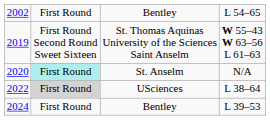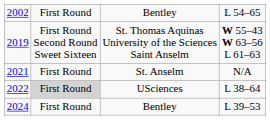(18, 72) 2020 -> (18, 72) 2021
(66, 72) paleturquoise background -> (66, 72) no background
